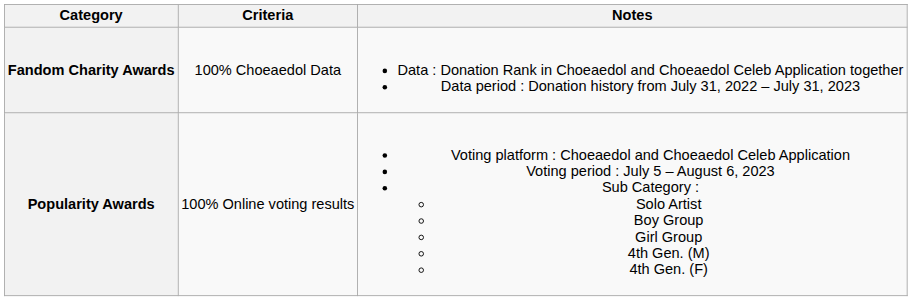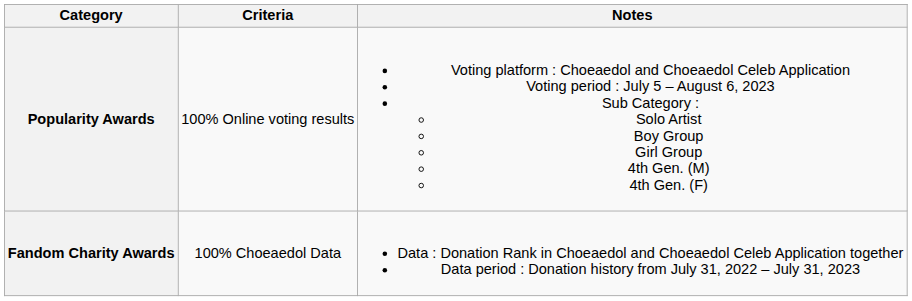rows swapped: (91, 204) <-> (91, 70)
